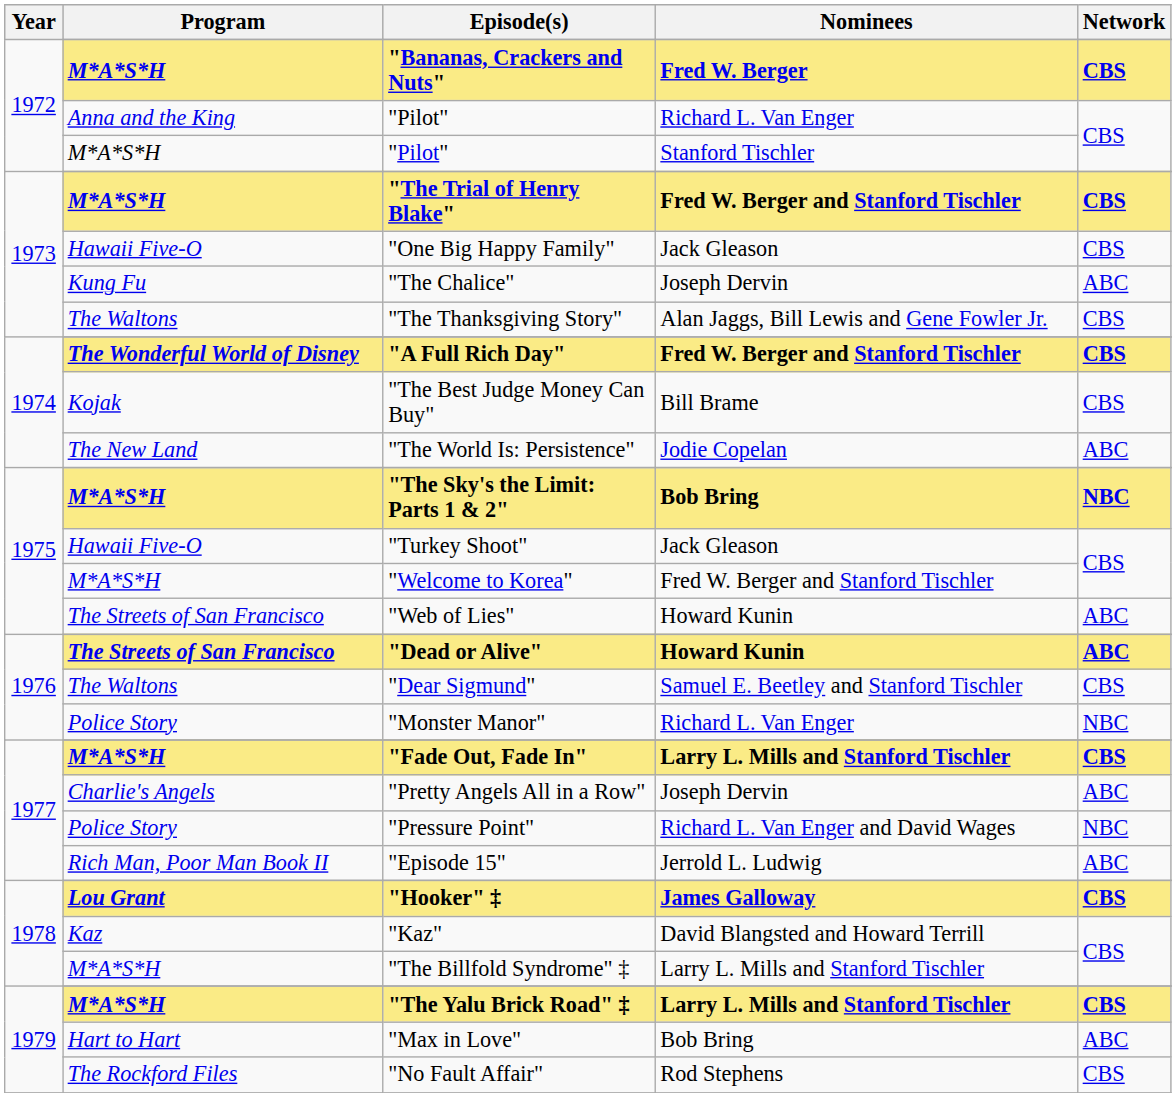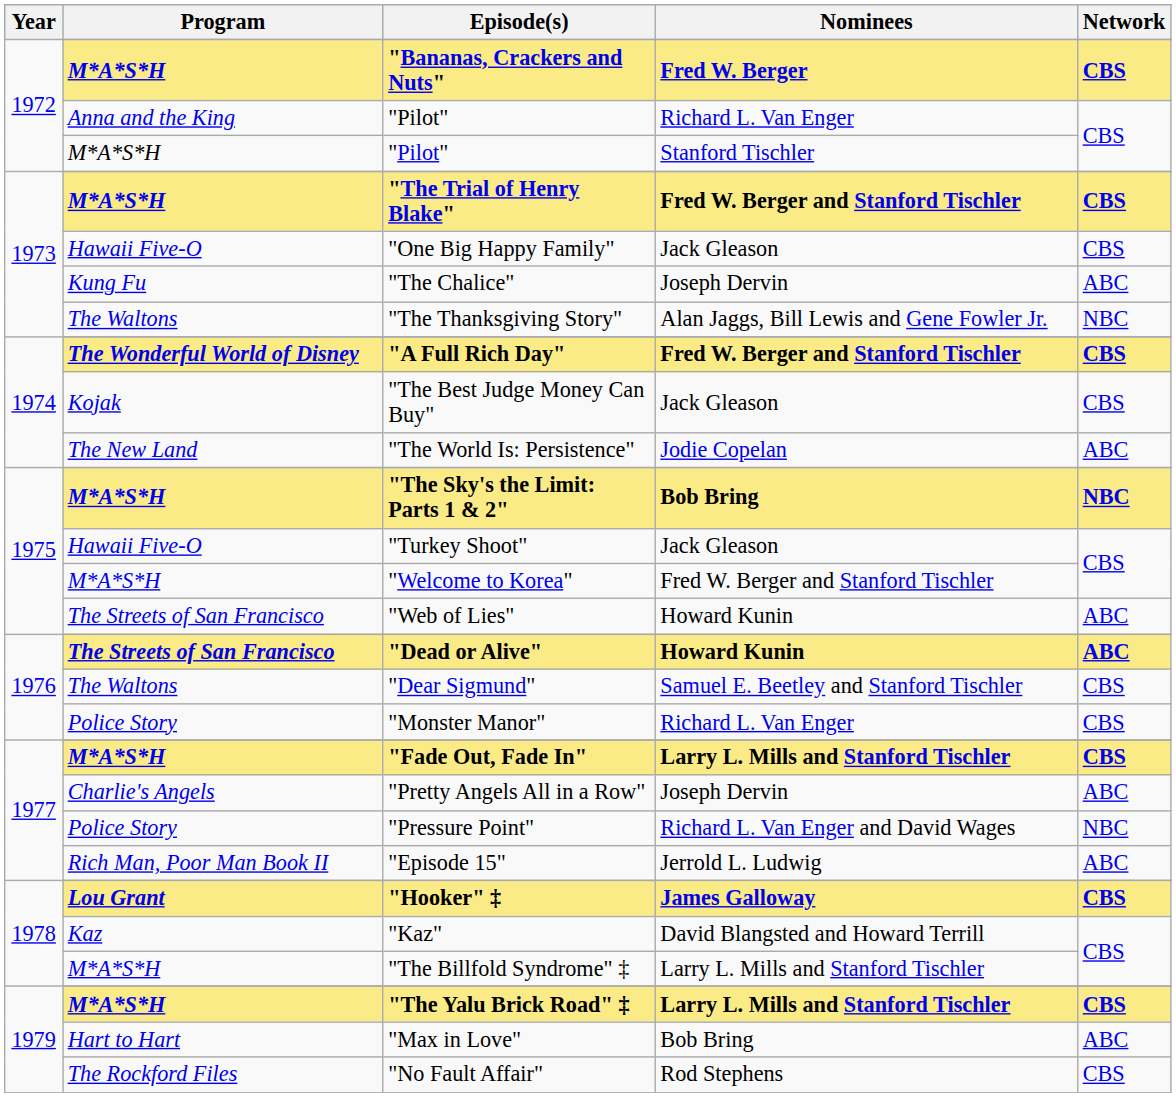(1104, 319) CBS -> (1106, 319) NBC
(709, 402) Bill Brame -> (719, 402) Jack Gleason
(1106, 721) NBC -> (1104, 721) CBS
